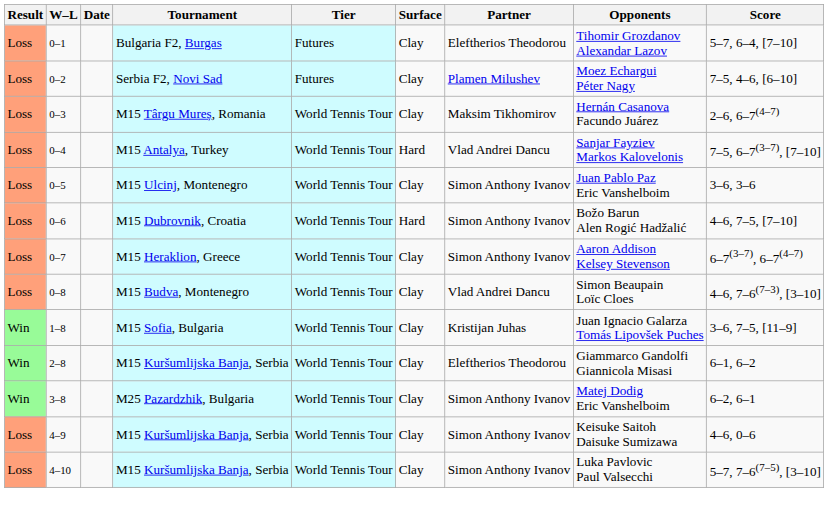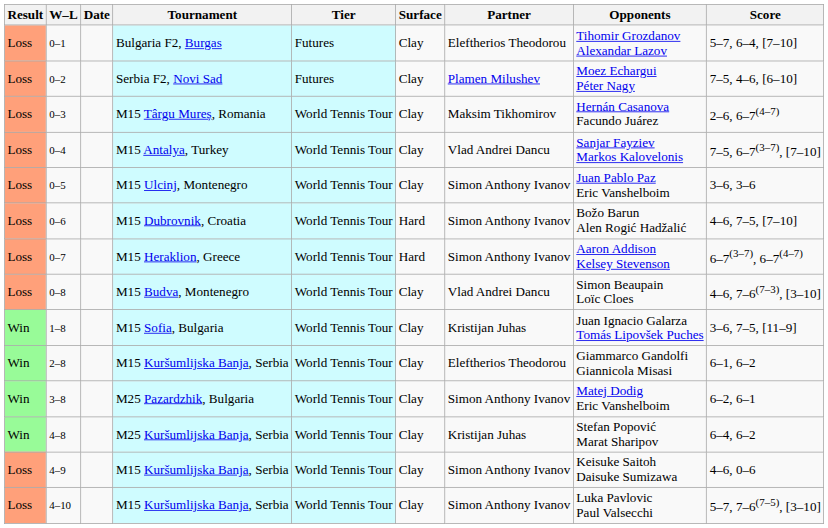(412, 149) Hard -> (411, 149) Clay
(411, 256) Clay -> (412, 256) Hard
+ row: (57, 435)
